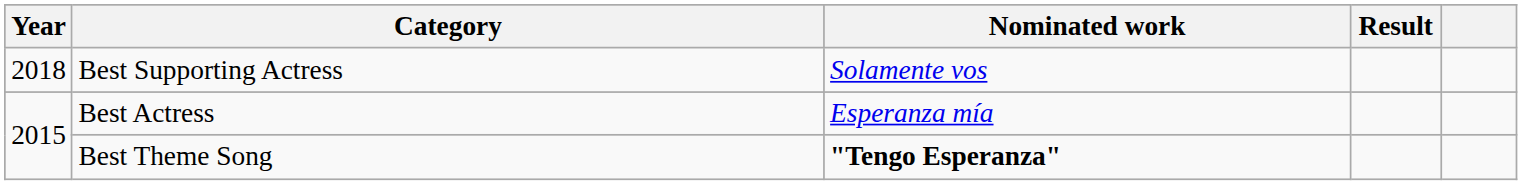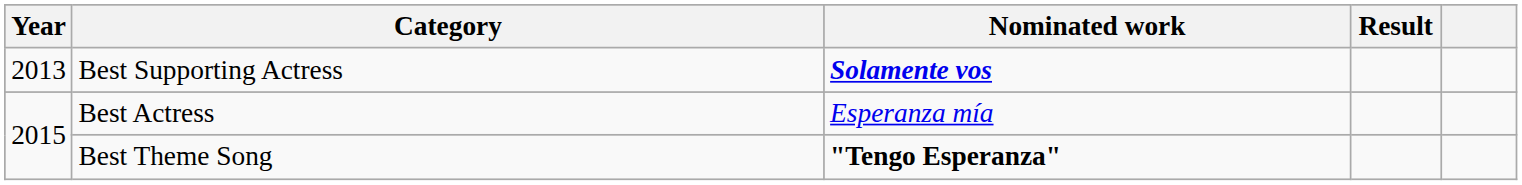(39, 69) 2018 -> (39, 69) 2013
(909, 69) normal -> (911, 69) bold
